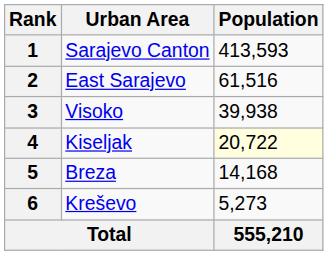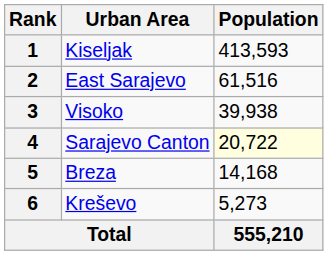(137, 50) Sarajevo Canton -> (99, 50) Kiseljak
(99, 142) Kiseljak -> (137, 142) Sarajevo Canton
